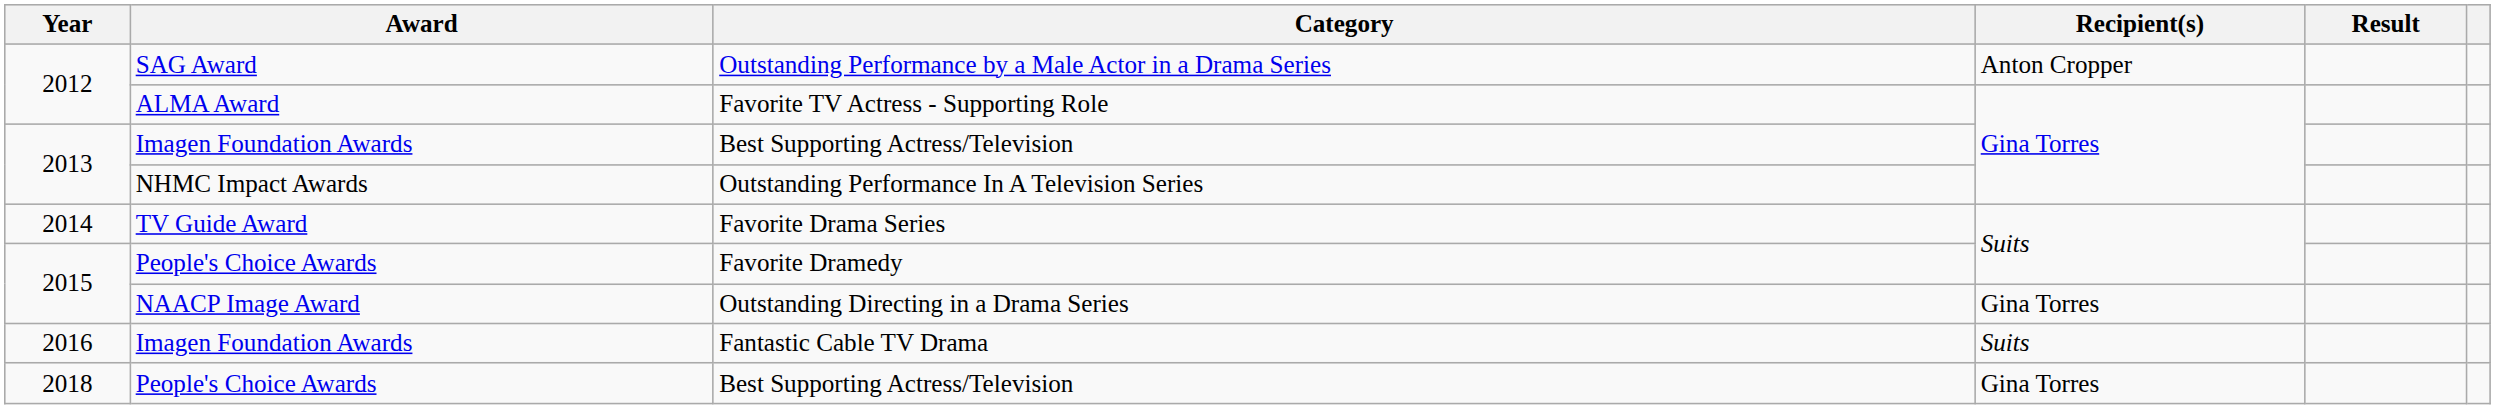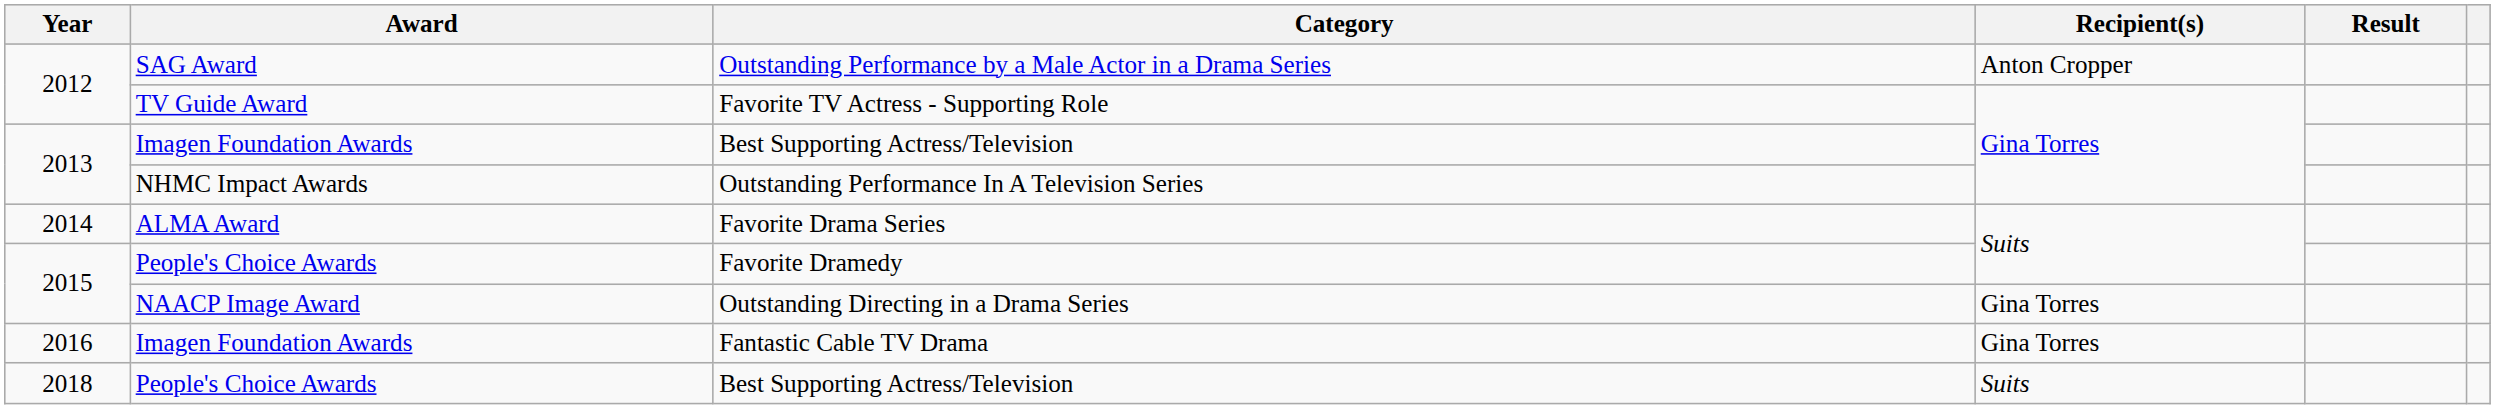(207, 104) ALMA Award -> (222, 104) TV Guide Award
(222, 223) TV Guide Award -> (207, 223) ALMA Award
(2005, 343) Suits -> (2040, 343) Gina Torres
(2040, 382) Gina Torres -> (2005, 382) Suits
